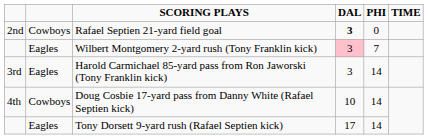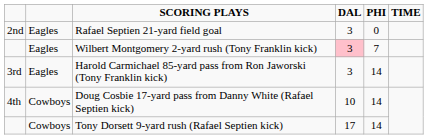(49, 30) Cowboys -> (43, 30) Eagles
(350, 30) bold -> (350, 30) normal
(43, 125) Eagles -> (49, 125) Cowboys
